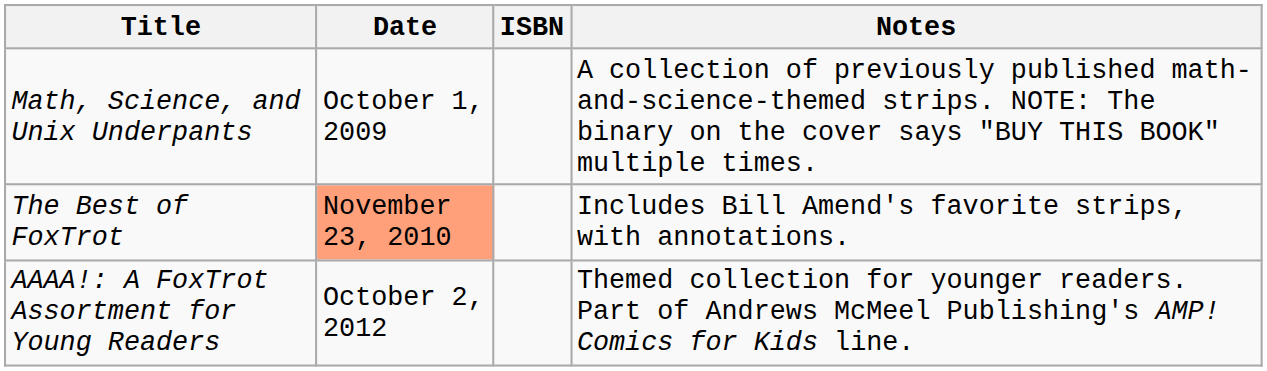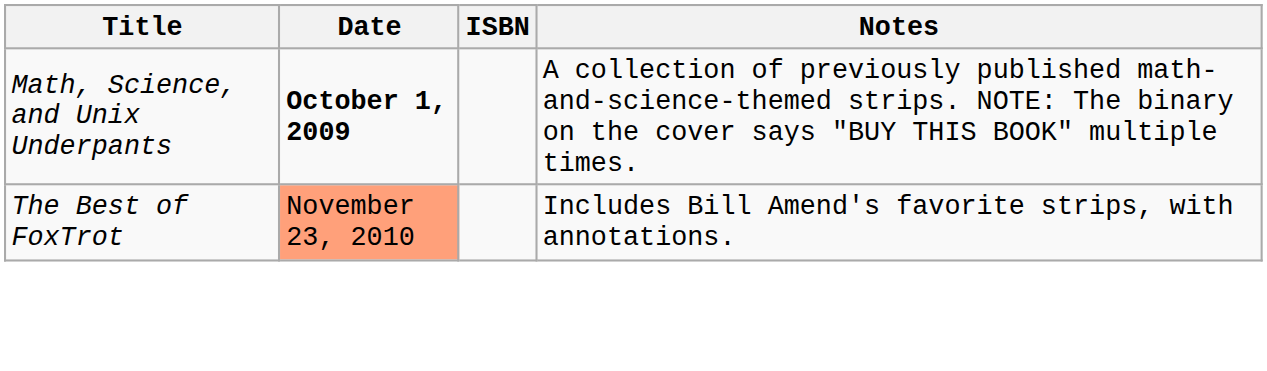(403, 117) normal -> (367, 117) bold
- row: (140, 312)
